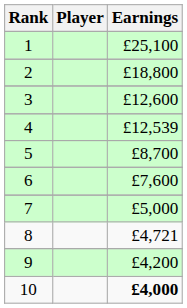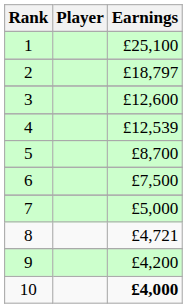(150, 72) £18,800 -> (150, 72) £18,797
(155, 181) £7,600 -> (155, 181) £7,500
